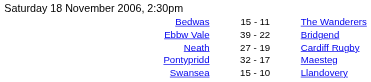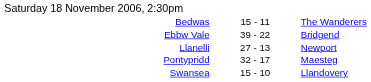+ row: (195, 47)
- row: (197, 47)
